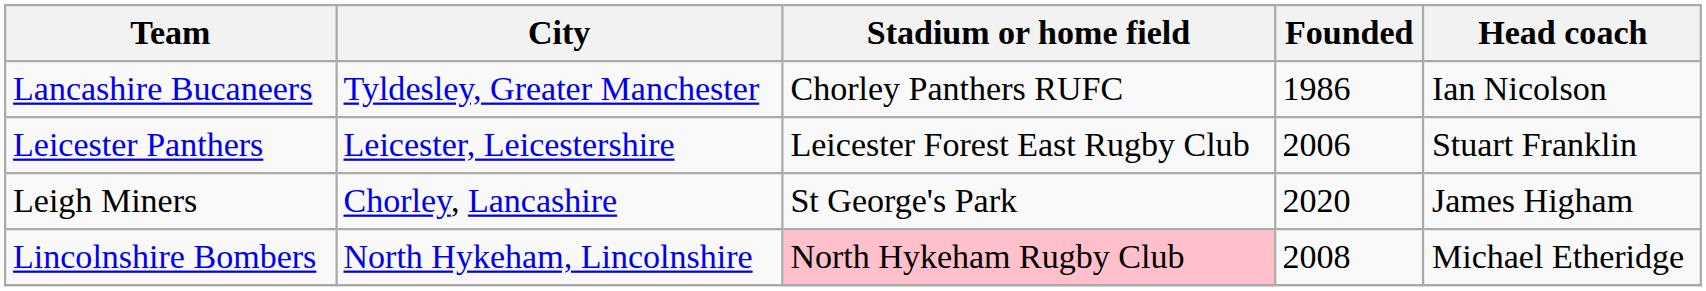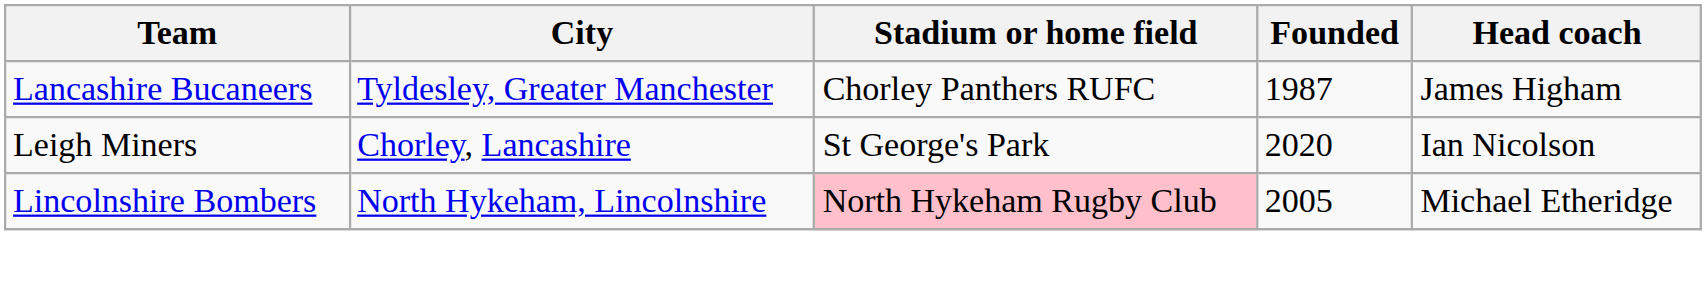(1316, 88) 1986 -> (1299, 88) 1987
(1519, 88) Ian Nicolson -> (1521, 88) James Higham
- row: (138, 145)
(1533, 201) James Higham -> (1508, 145) Ian Nicolson
(1316, 257) 2008 -> (1299, 201) 2005
